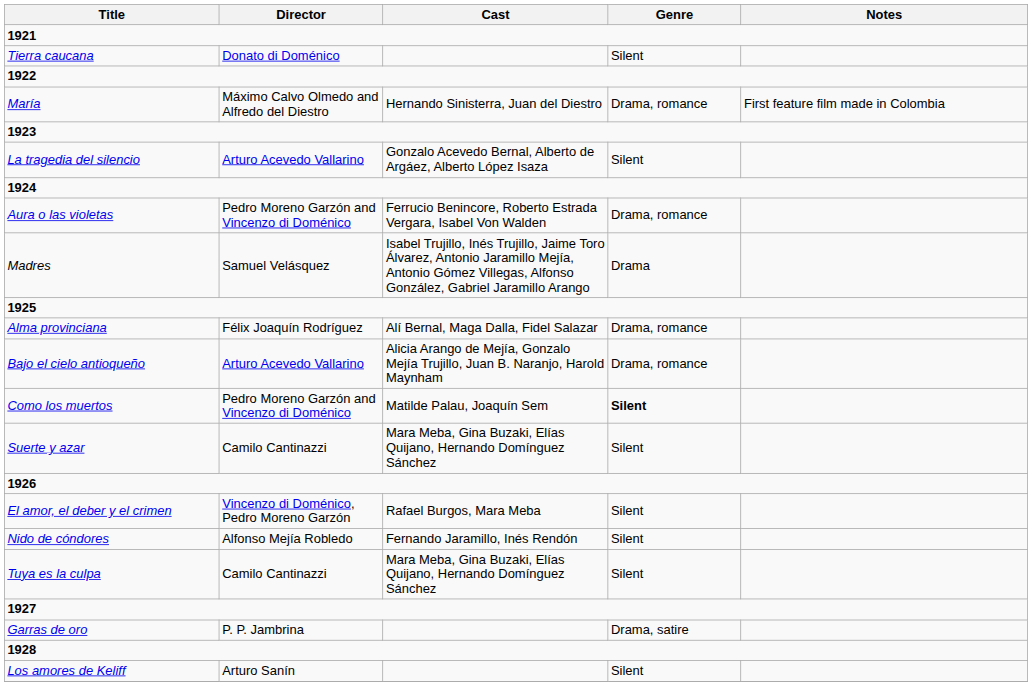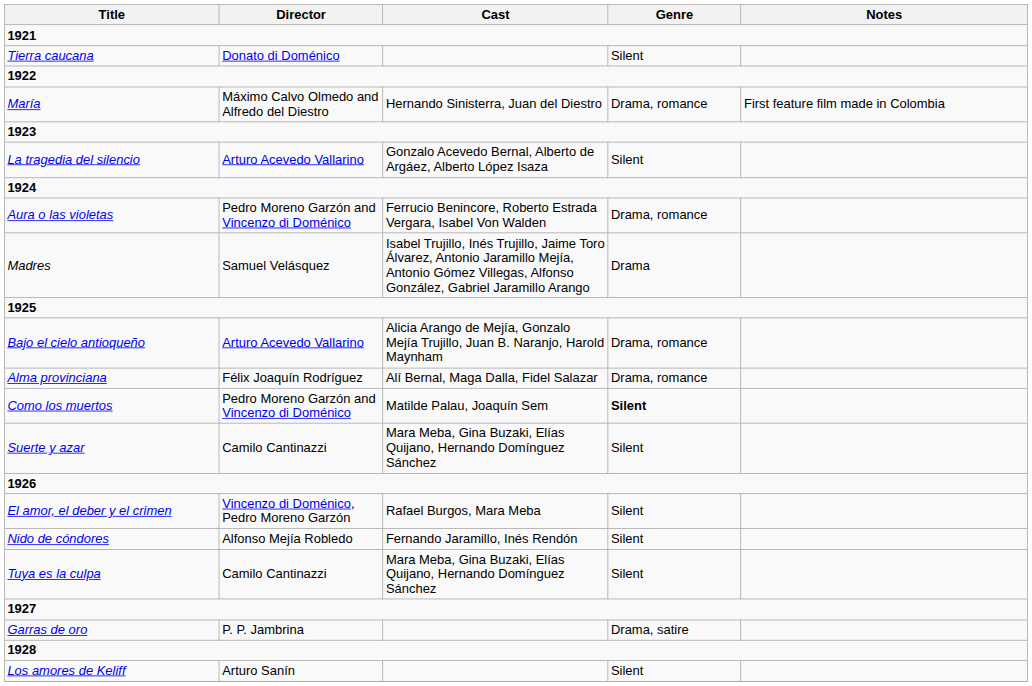rows swapped: (76, 363) <-> (57, 328)
